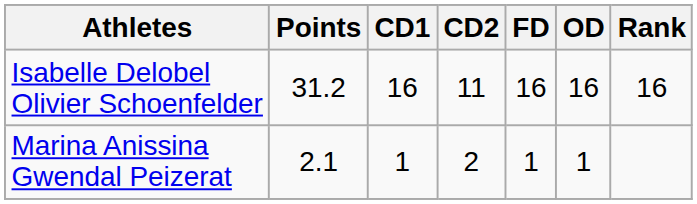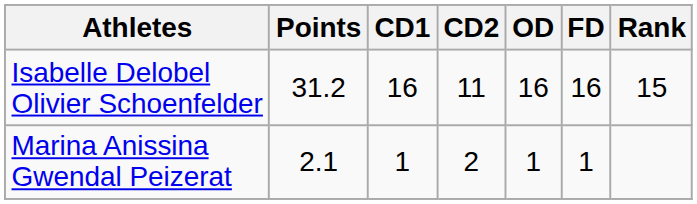columns swapped: (584, 27) <-> (531, 27)
(652, 87) 16 -> (652, 87) 15
